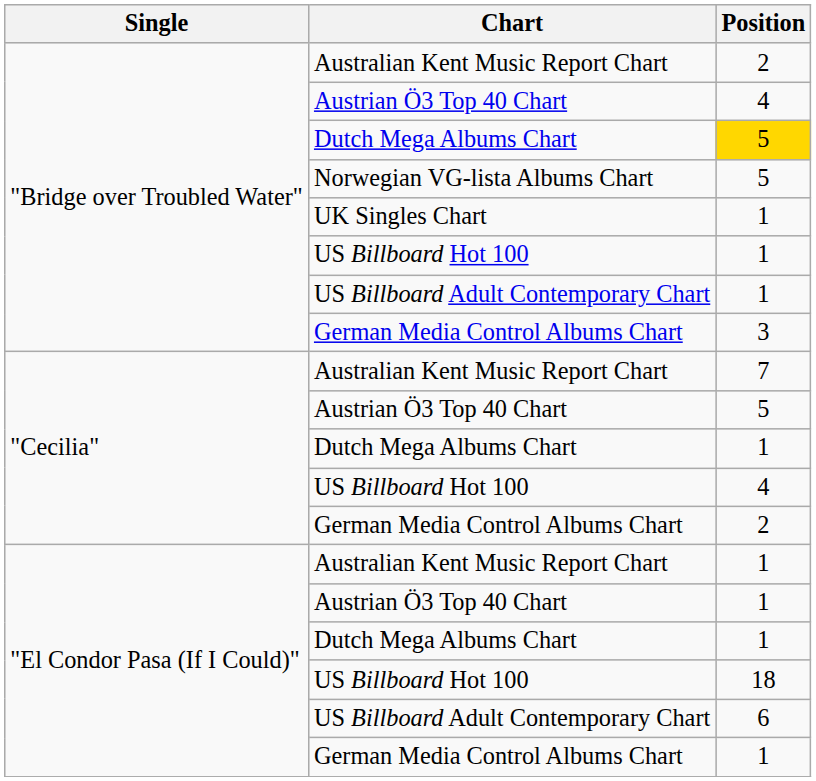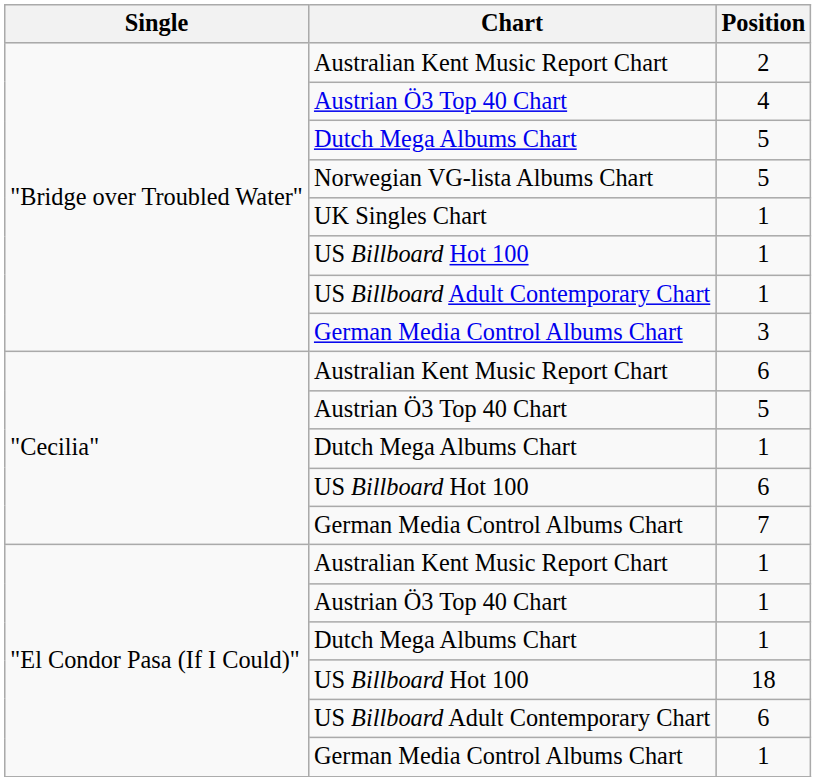(763, 139) gold background -> (763, 139) no background
(763, 370) 7 -> (763, 370) 6
(763, 486) 4 -> (763, 486) 6
(763, 525) 2 -> (763, 525) 7
